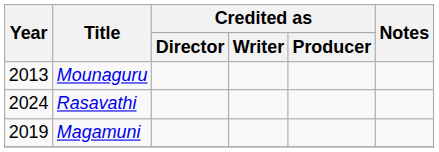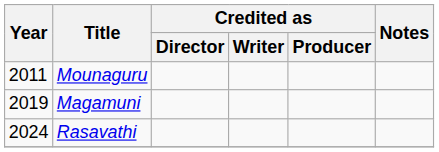(29, 75) 2013 -> (28, 75) 2011
rows swapped: (99, 132) <-> (97, 103)
